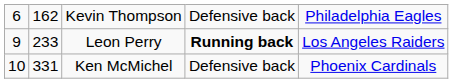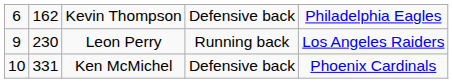(45, 41) 233 -> (45, 41) 230
(242, 41) bold -> (242, 41) normal
